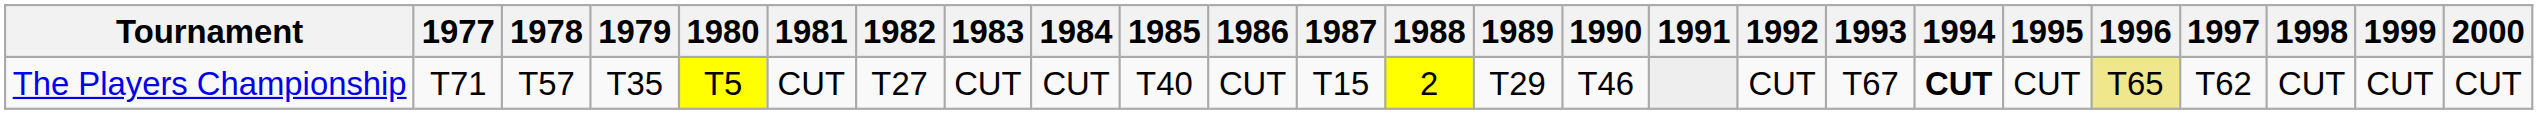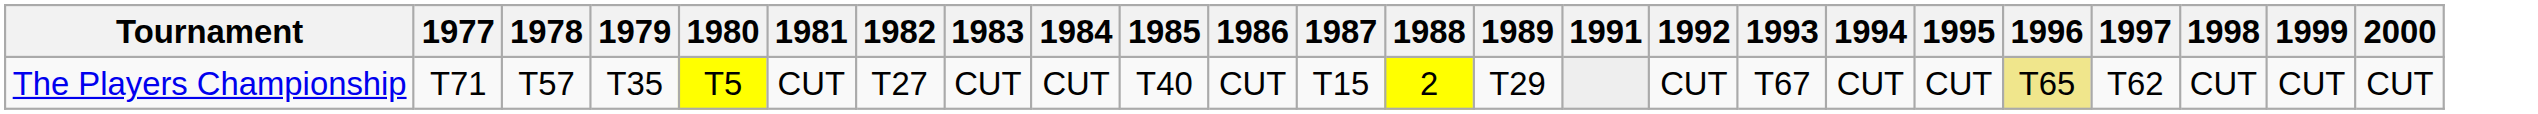- column: (1606, 31)
(1959, 83) bold -> (1870, 83) normal
